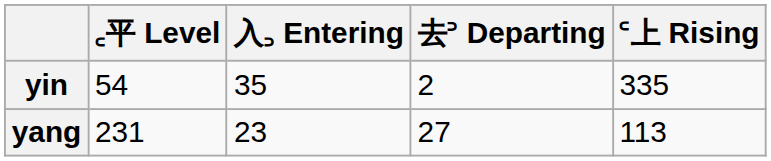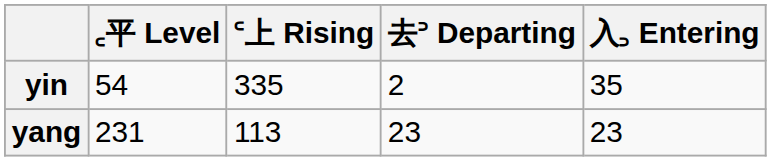columns swapped: (689, 33) <-> (319, 33)
(434, 131) 27 -> (404, 131) 23
